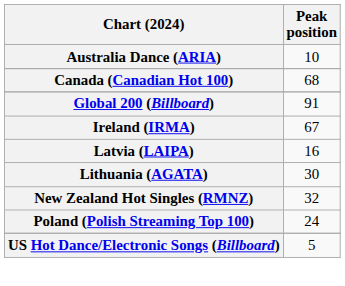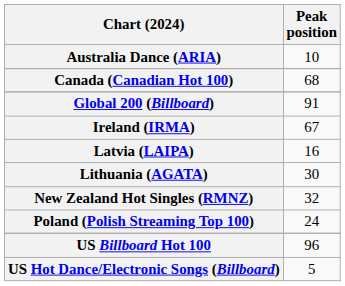+ row: (144, 245)
